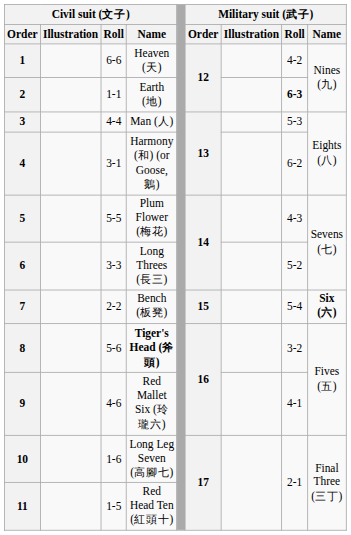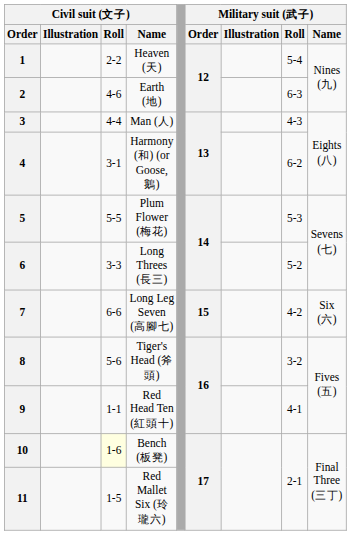(114, 60) 6-6 -> (114, 60) 2-2
(295, 60) 4-2 -> (295, 60) 5-4
(114, 94) 1-1 -> (114, 94) 4-6
(295, 94) bold -> (295, 94) normal
(295, 121) 5-3 -> (295, 121) 4-3
(295, 218) 4-3 -> (295, 218) 5-3
(114, 306) 2-2 -> (114, 312) 6-6
(152, 305) Bench (板凳) -> (152, 312) Long Leg Seven (高腳七)
(295, 306) 5-4 -> (295, 312) 4-2
(327, 305) bold -> (327, 312) normal
(152, 347) bold -> (152, 360) normal
(114, 403) 4-6 -> (114, 409) 1-1
(152, 403) Red Mallet Six (玲瓏六) -> (152, 409) Red Head Ten (紅頭十)
(114, 458) no background -> (114, 450) lightyellow background
(152, 458) Long Leg Seven (高腳七) -> (152, 449) Bench (板凳)
(152, 505) Red Head Ten (紅頭十) -> (152, 497) Red Mallet Six (玲瓏六)
